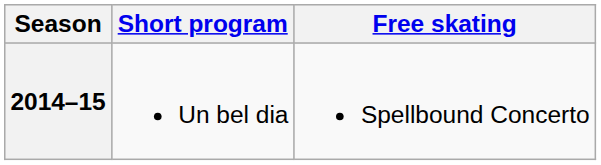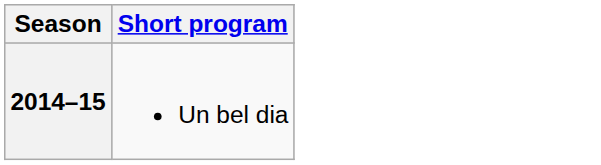- column: (445, 23)
